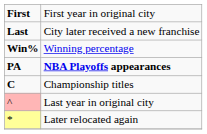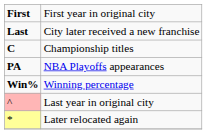rows swapped: (23, 48) <-> (11, 84)
(107, 66) bold -> (104, 66) normal
